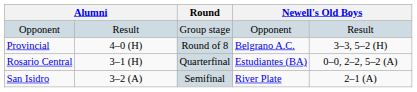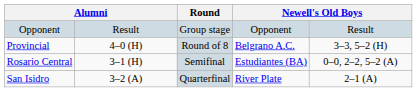(205, 62) Quarterfinal -> (205, 62) Semifinal
(205, 78) Semifinal -> (205, 78) Quarterfinal
